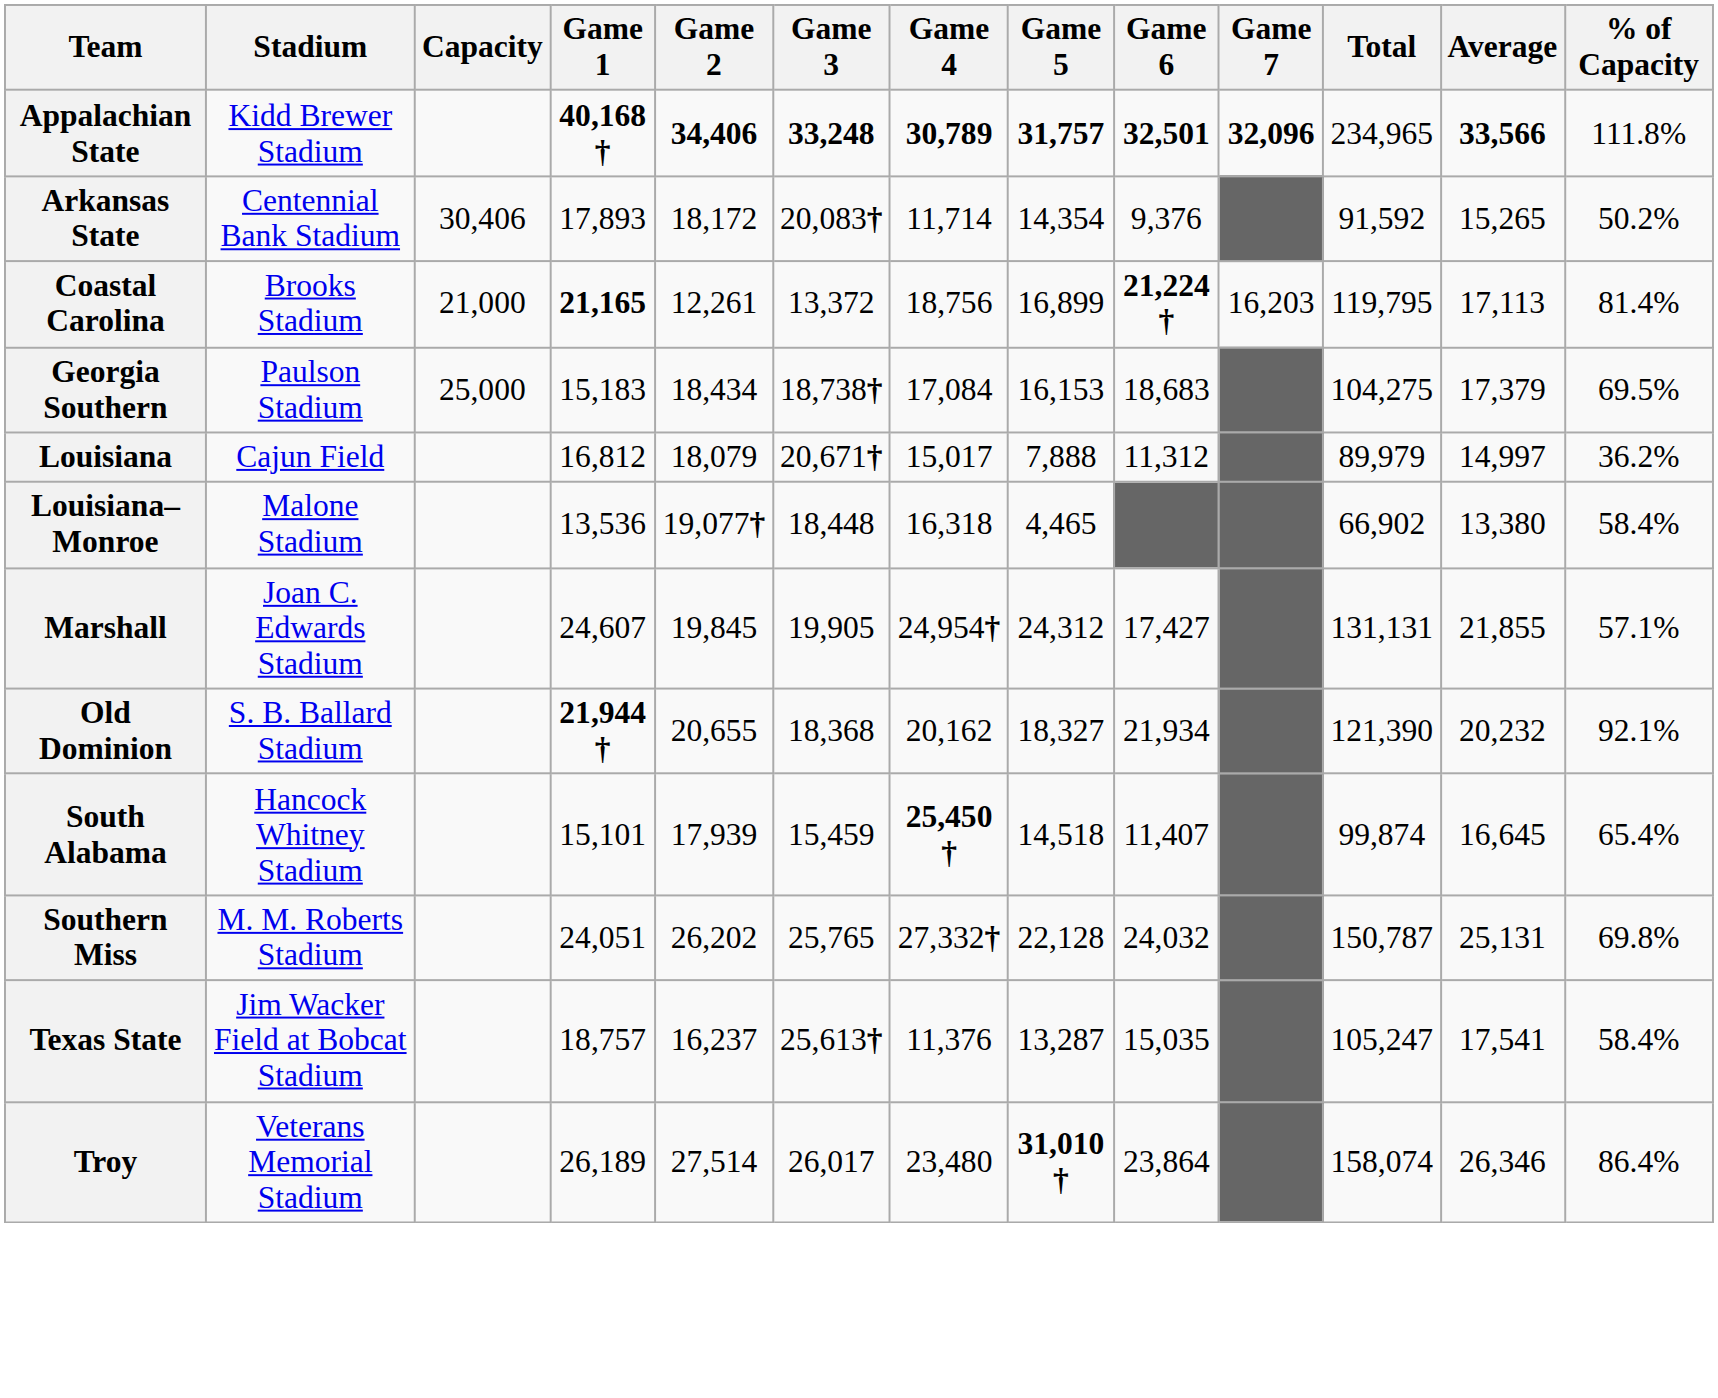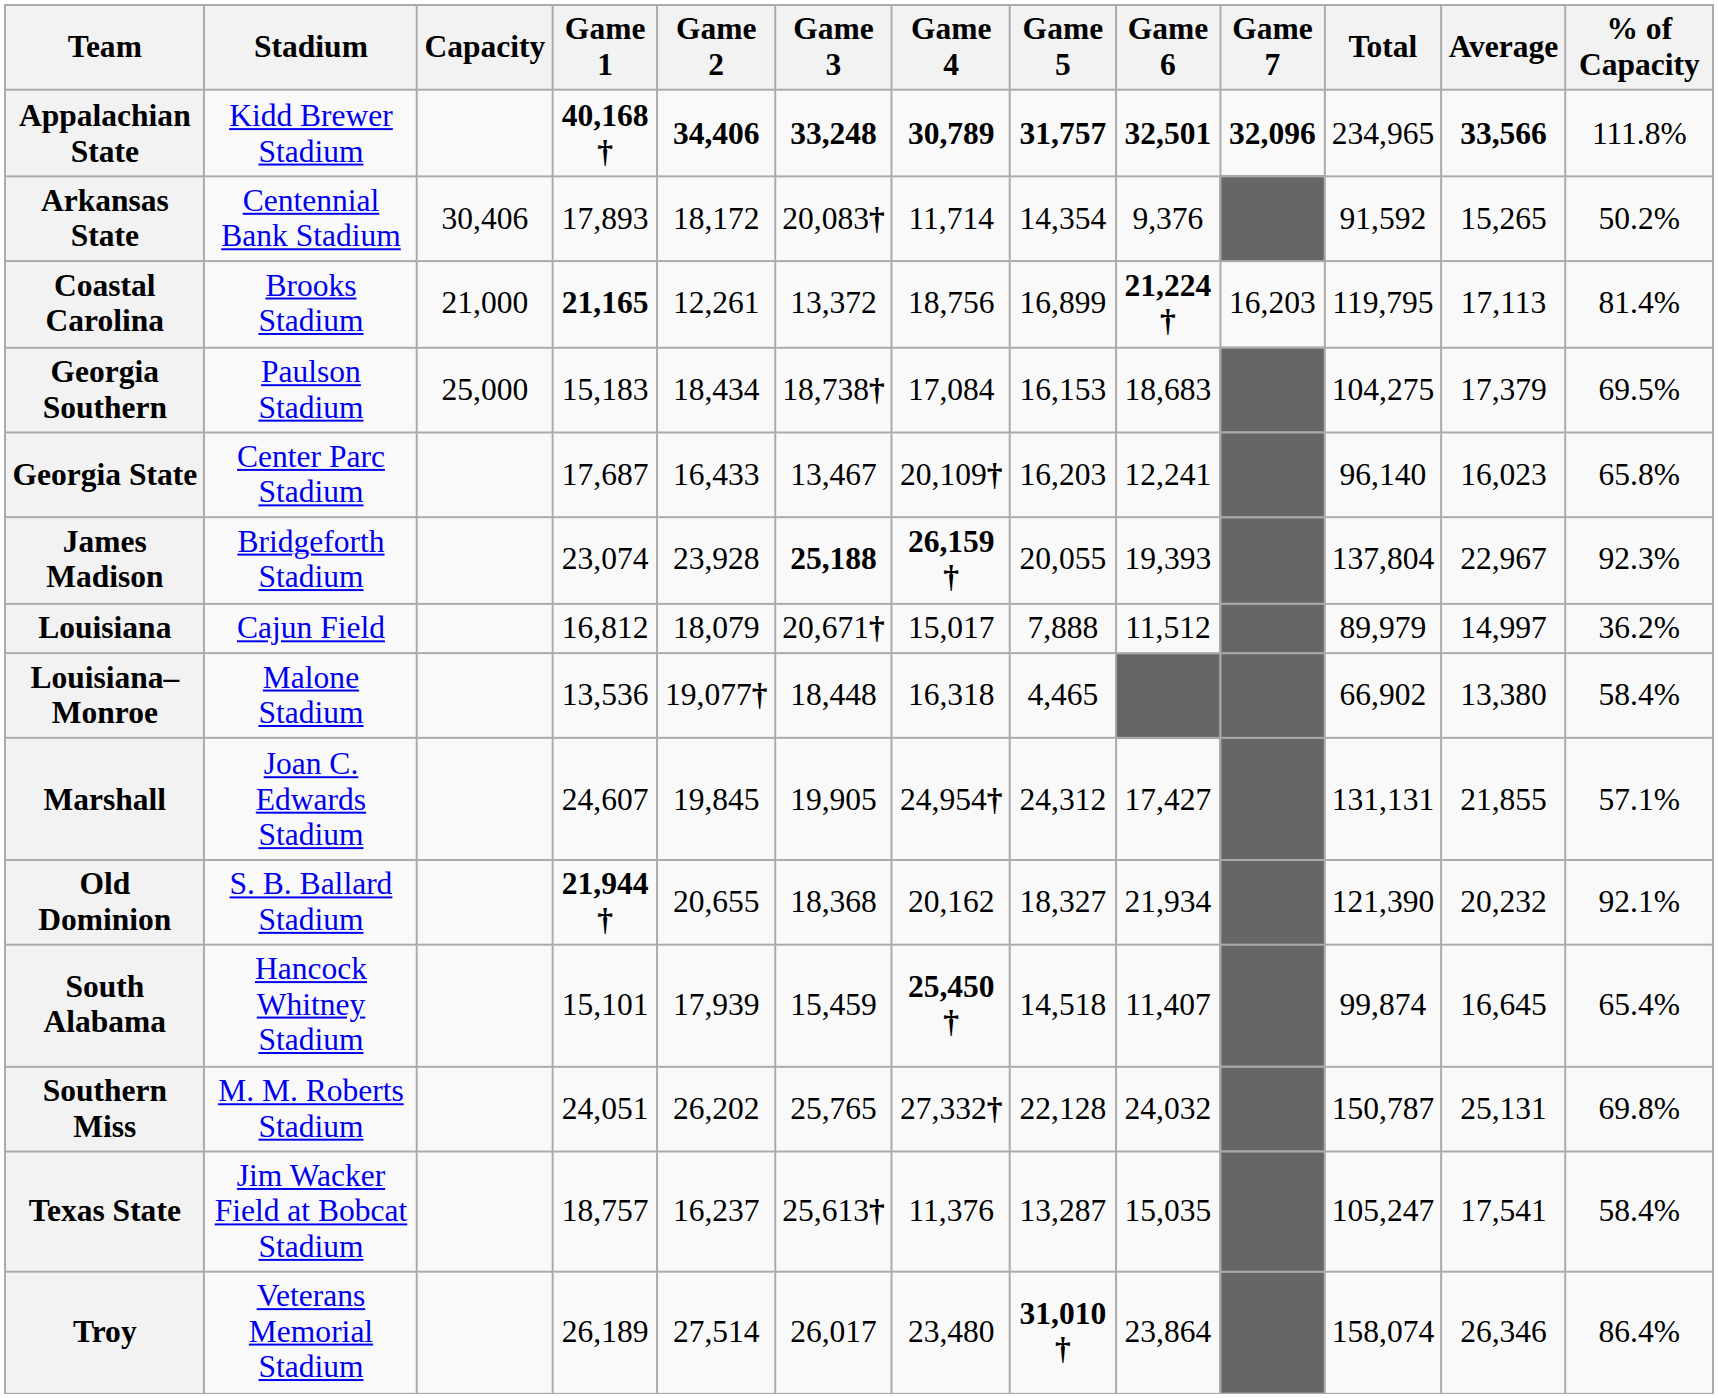+ row: (105, 474)
+ row: (105, 559)
(1166, 456) 11,312 -> (1168, 627) 11,512
